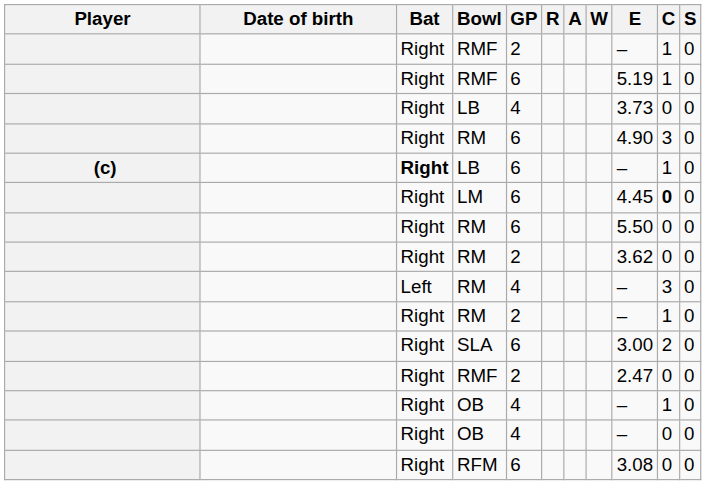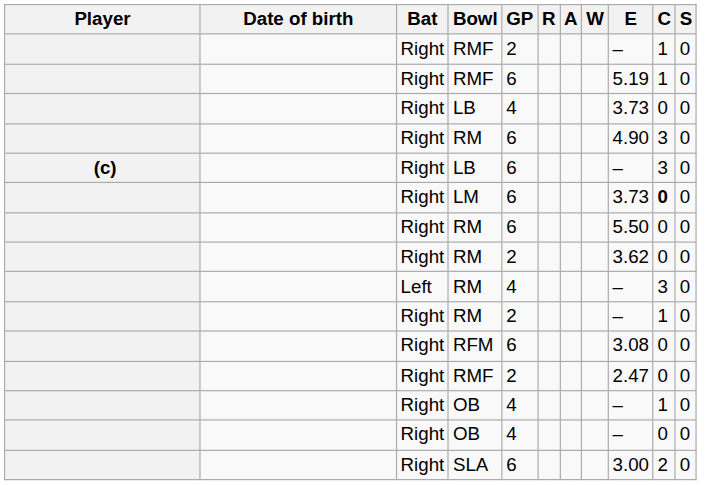(424, 167) bold -> (422, 167) normal
(667, 167) 1 -> (663, 167) 3
(635, 197) 4.45 -> (631, 197) 3.73
rows swapped: (102, 465) <-> (102, 346)
